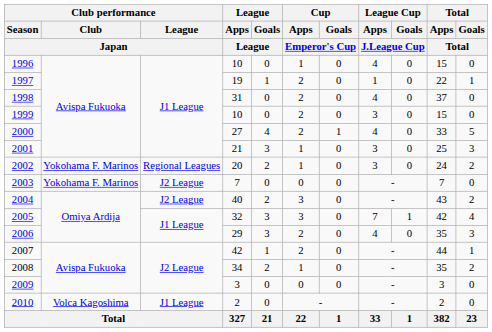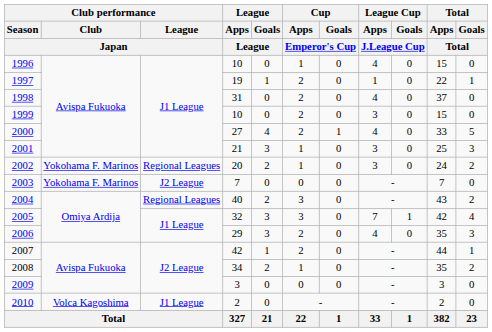(182, 200) J2 League -> (182, 200) Regional Leagues
